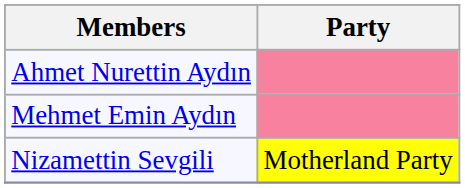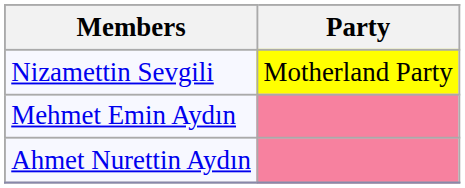rows swapped: (131, 71) <-> (113, 160)
